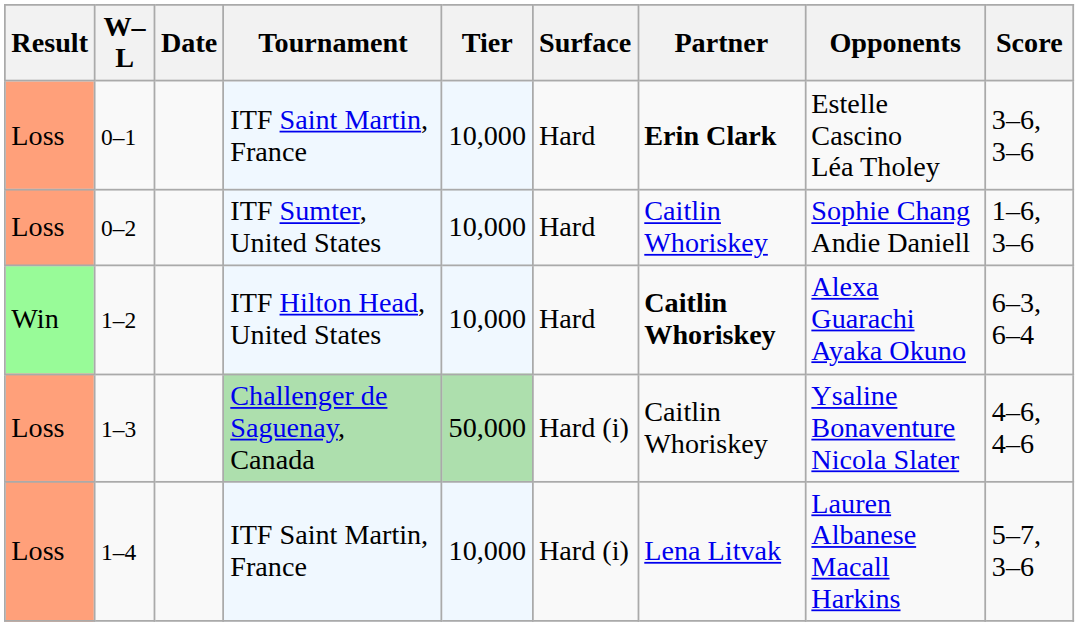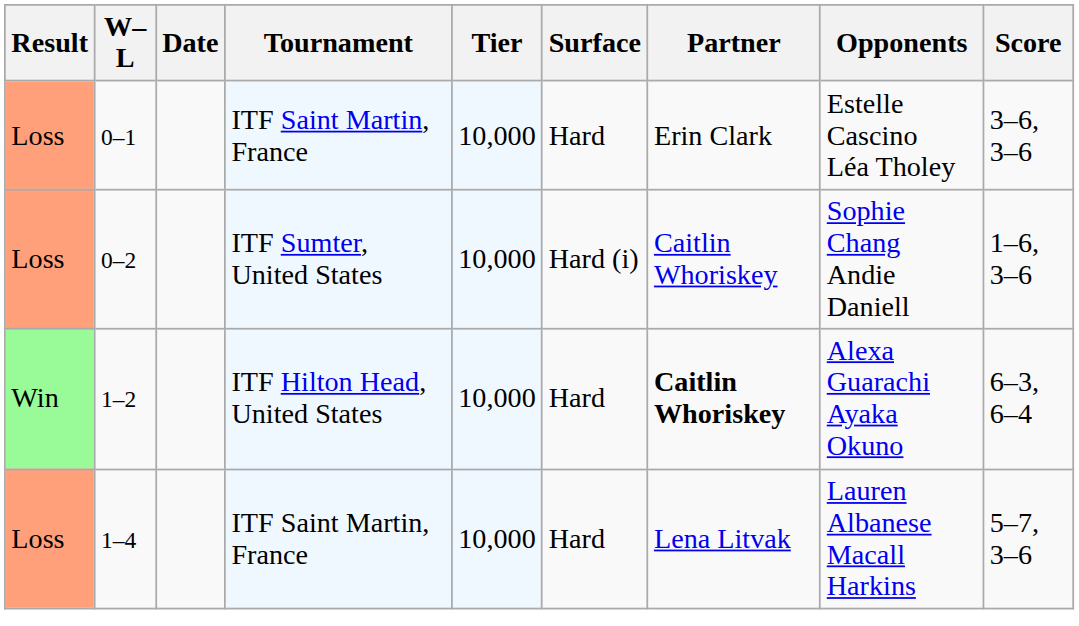(710, 134) bold -> (713, 134) normal
(567, 227) Hard -> (594, 258) Hard (i)
- row: (119, 428)
(584, 551) Hard (i) -> (577, 538) Hard
